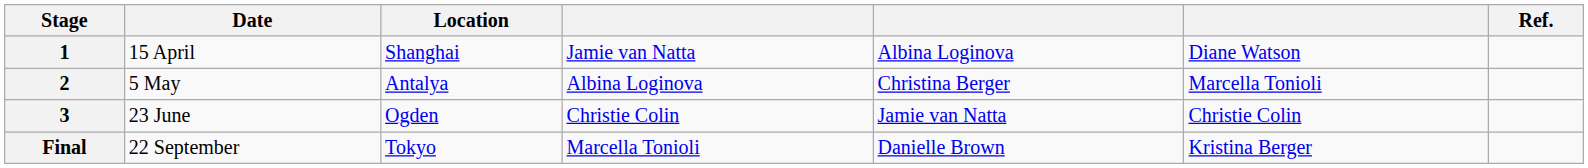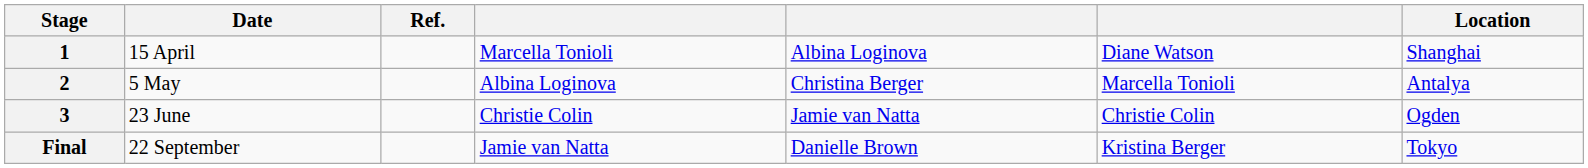columns swapped: (471, 20) <-> (1536, 20)
(631, 52) Jamie van Natta -> (546, 52) Marcella Tonioli
(633, 147) Marcella Tonioli -> (544, 147) Jamie van Natta
